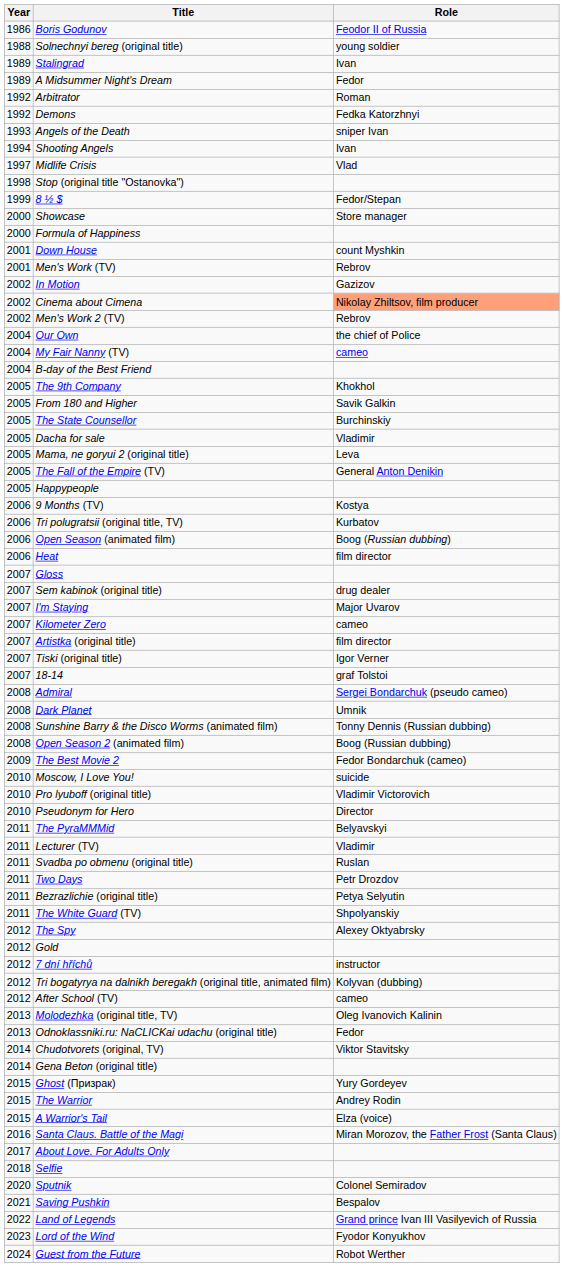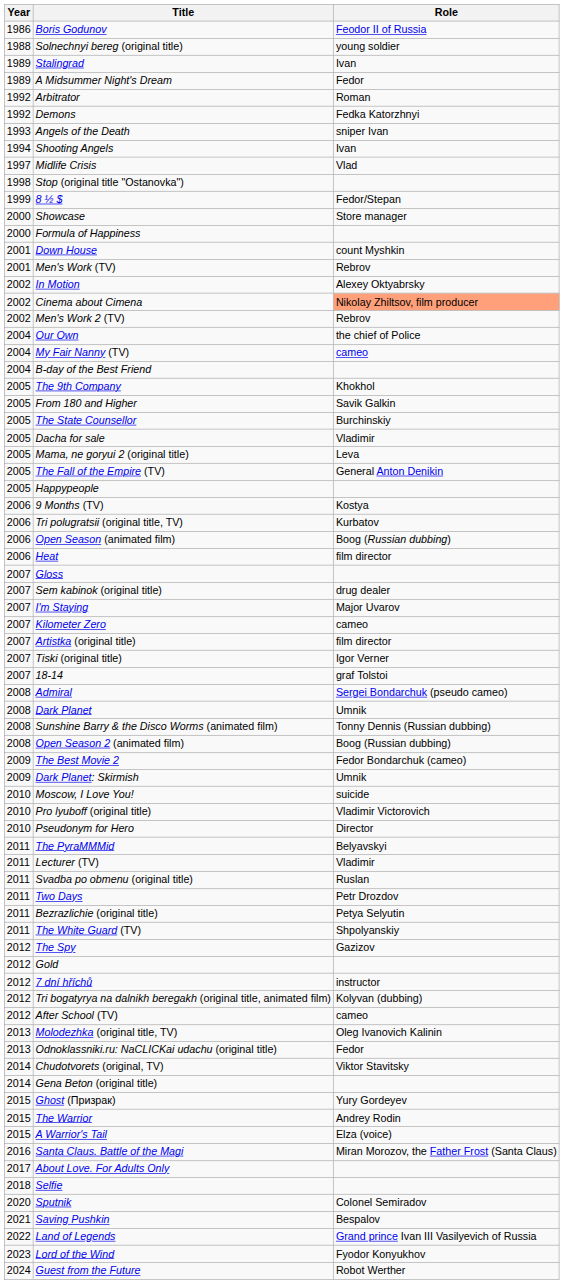(355, 285) Gazizov -> (380, 285) Alexey Oktyabrsky
+ row: (87, 778)
(380, 931) Alexey Oktyabrsky -> (355, 948) Gazizov
